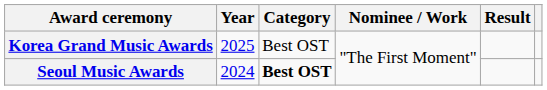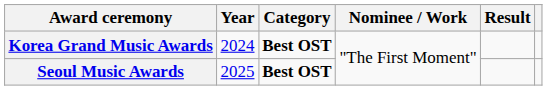(238, 44) 2025 -> (238, 44) 2024
(296, 44) normal -> (297, 44) bold
(238, 71) 2024 -> (238, 71) 2025
